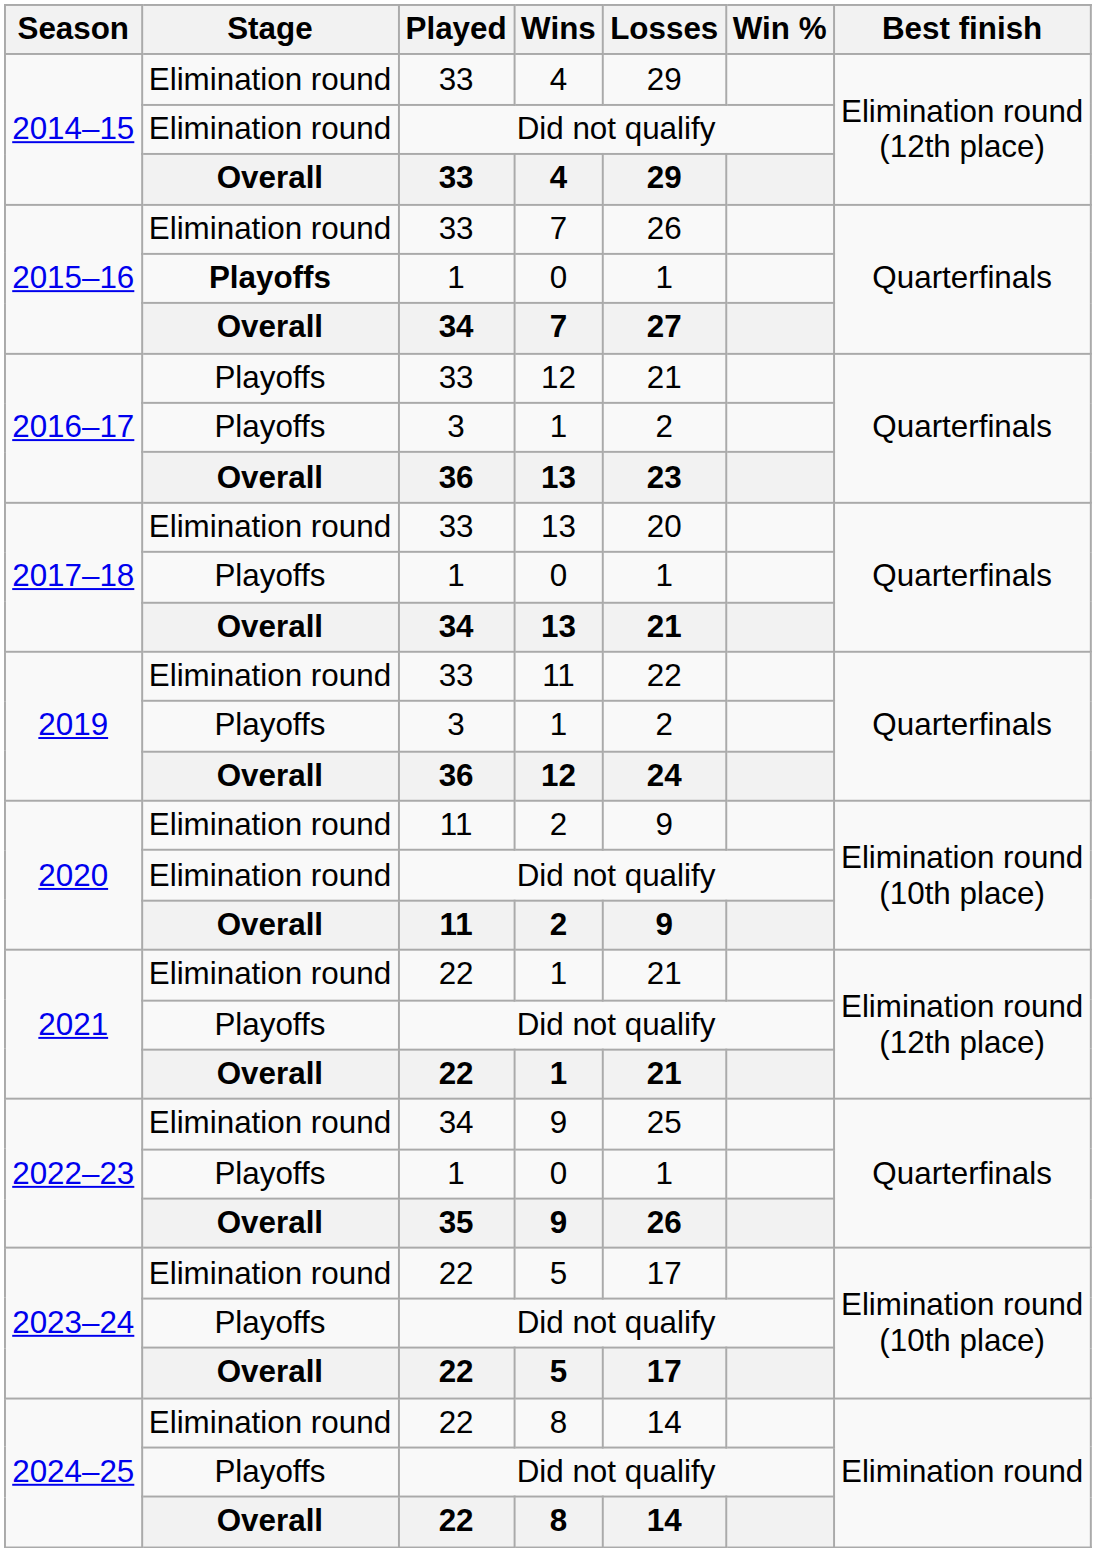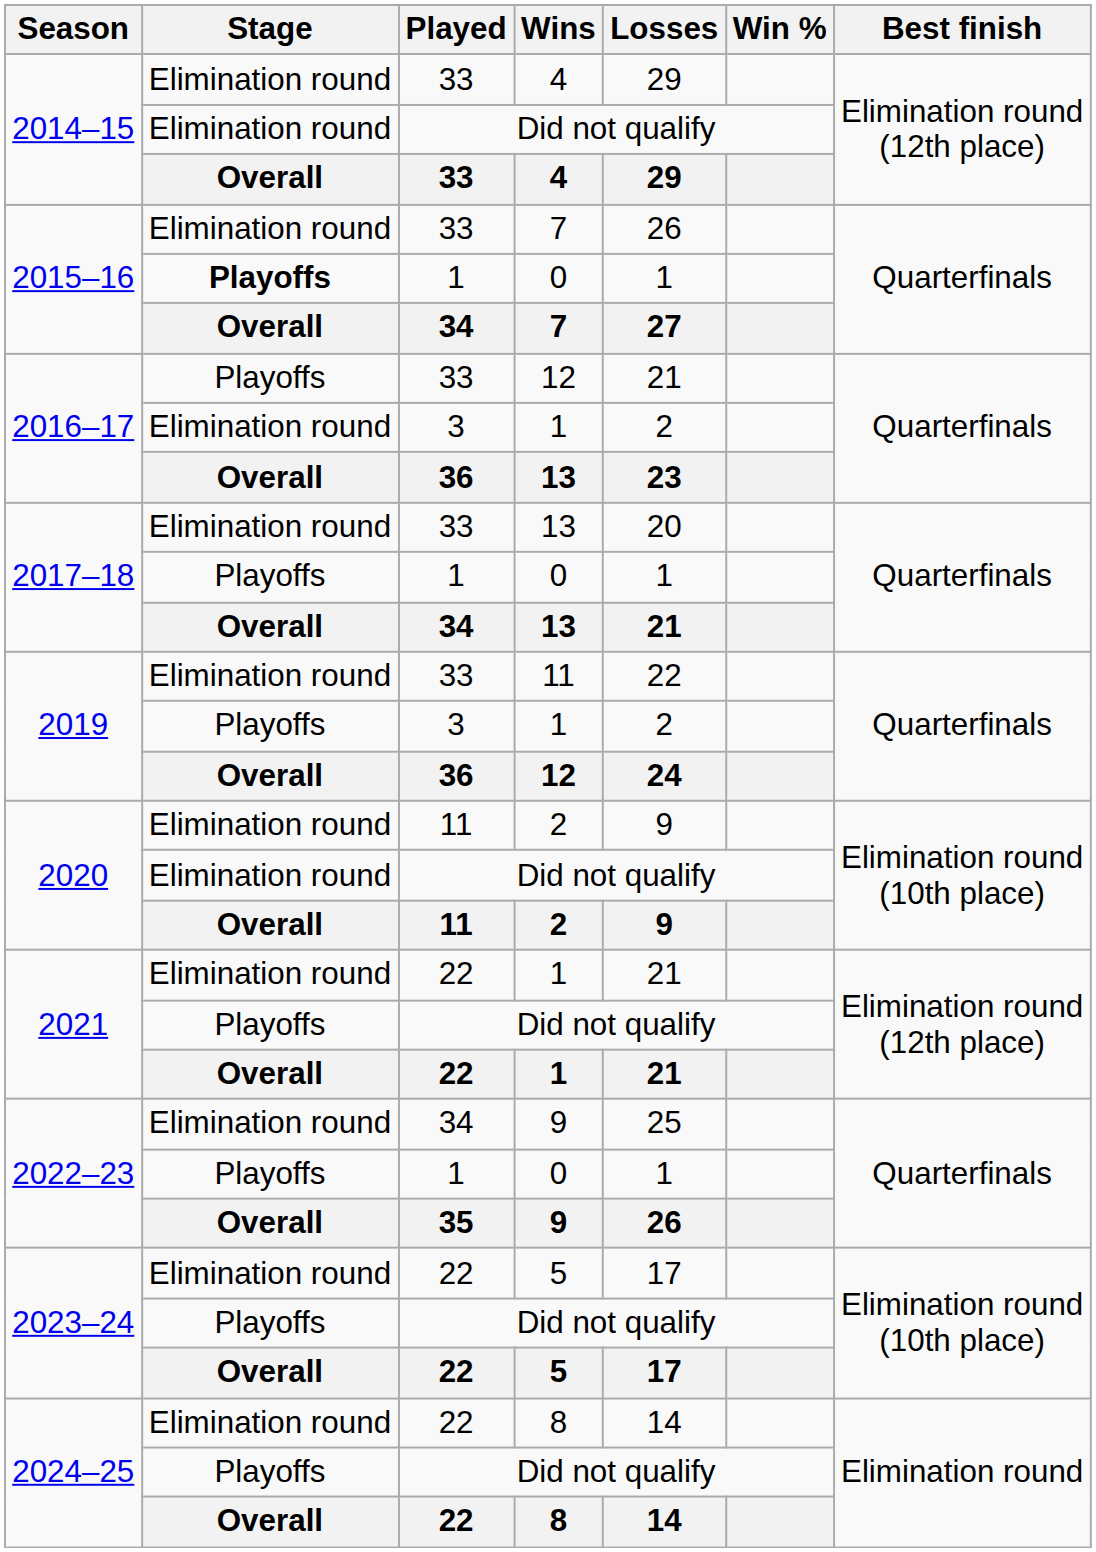(270, 427) Playoffs -> (270, 427) Elimination round
